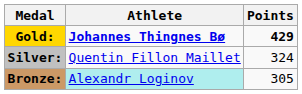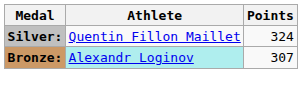- row: (35, 36)
(282, 79) 305 -> (282, 57) 307
